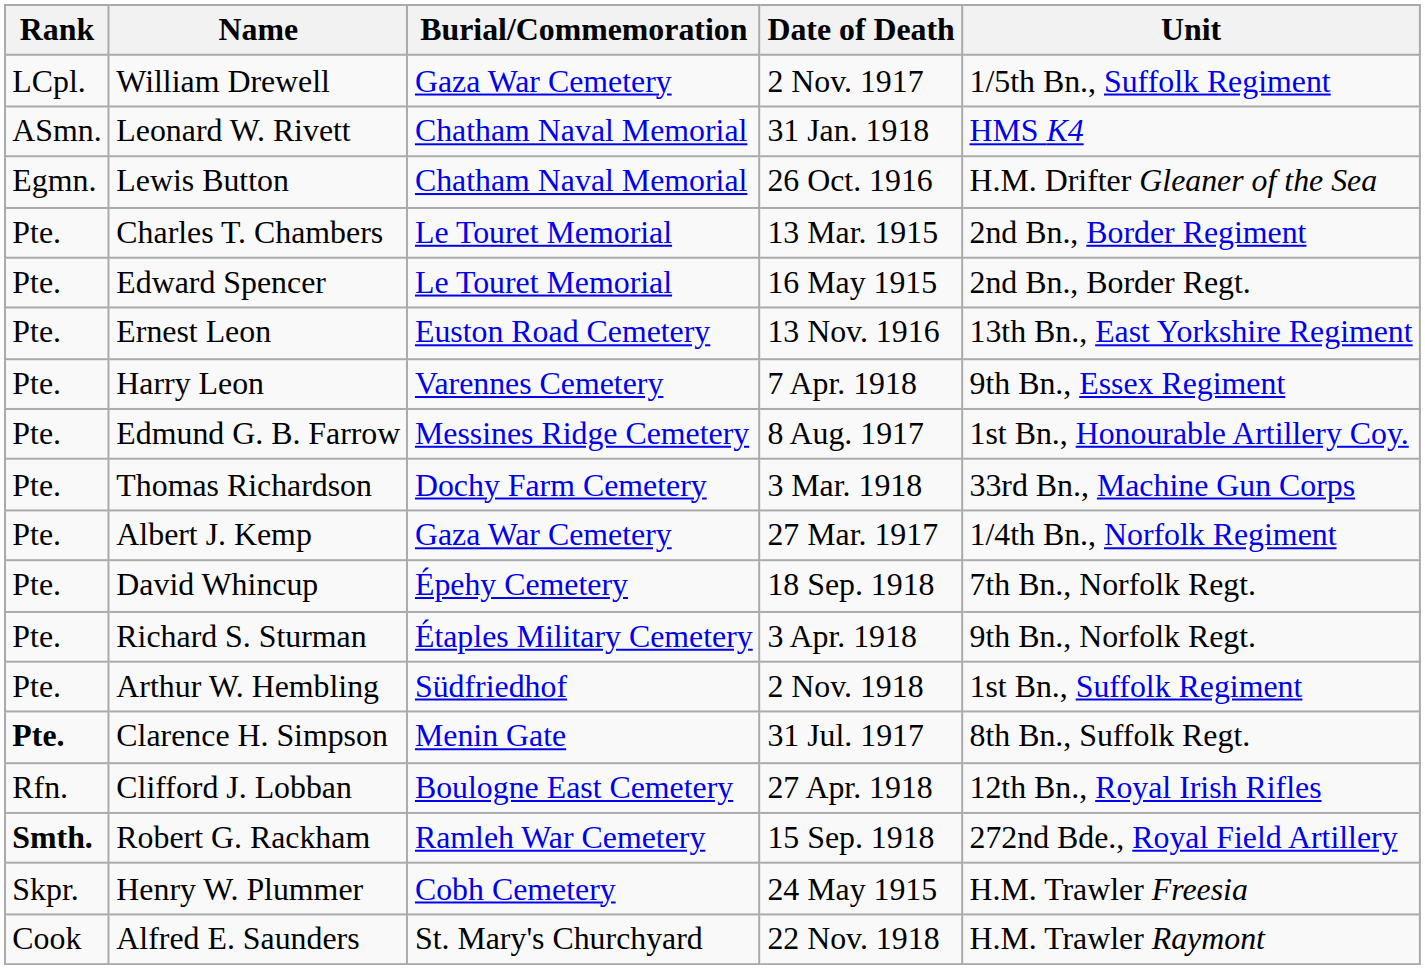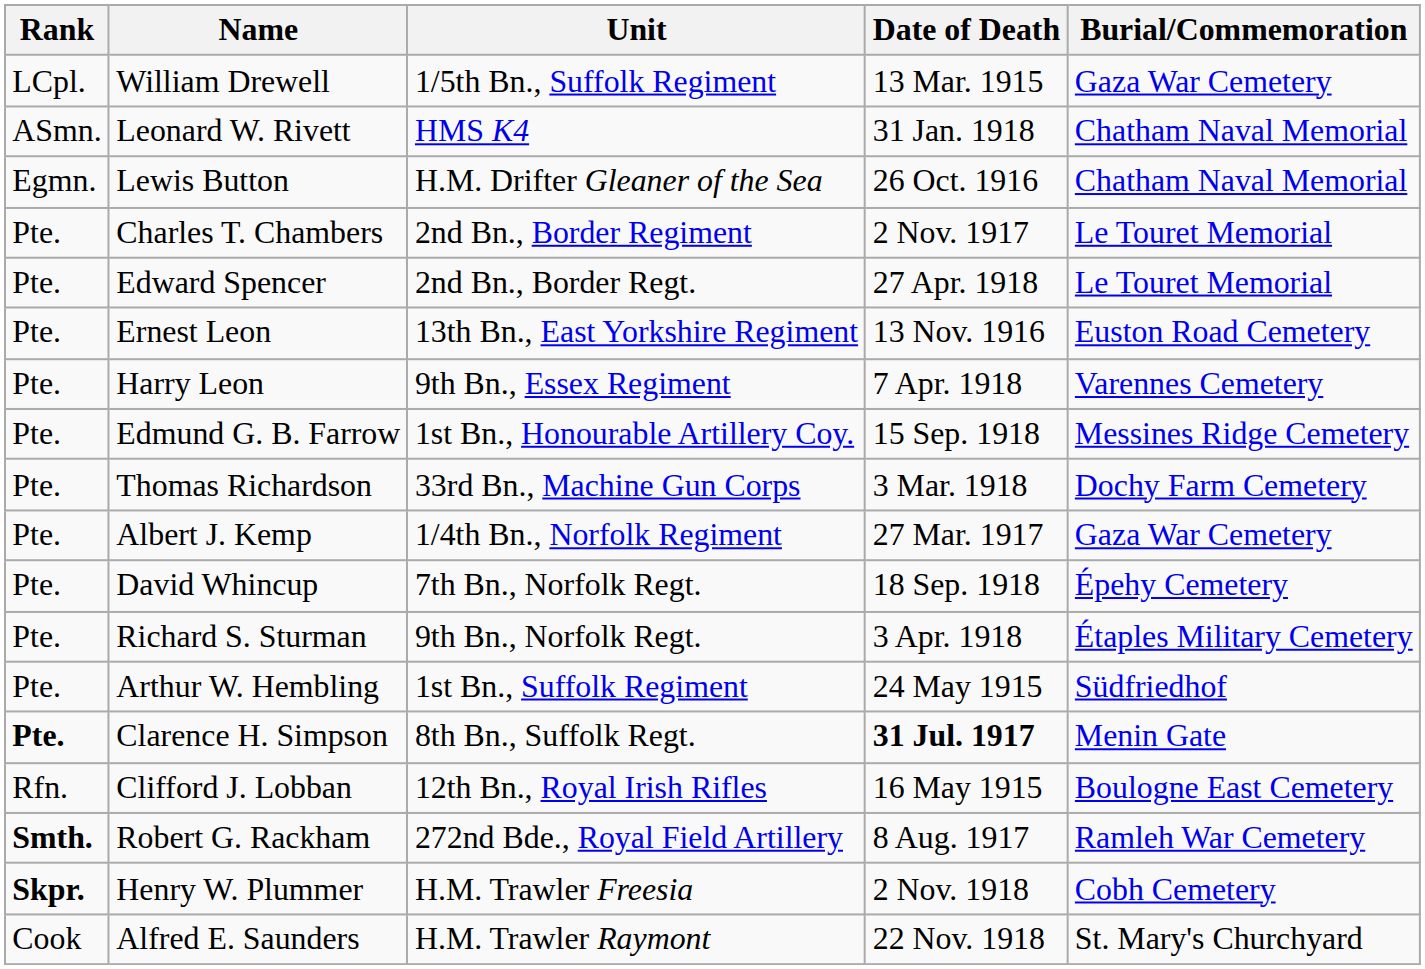columns swapped: (1191, 29) <-> (584, 29)
(846, 80) 2 Nov. 1917 -> (958, 80) 13 Mar. 1915
(853, 231) 13 Mar. 1915 -> (951, 231) 2 Nov. 1917
(852, 282) 16 May 1915 -> (955, 282) 27 Apr. 1918
(846, 433) 8 Aug. 1917 -> (956, 433) 15 Sep. 1918
(846, 686) 2 Nov. 1918 -> (958, 686) 24 May 1915
(846, 736) normal -> (954, 736) bold
(850, 787) 27 Apr. 1918 -> (958, 787) 16 May 1915
(851, 837) 15 Sep. 1918 -> (951, 837) 8 Aug. 1917
(46, 888) normal -> (48, 888) bold
(852, 888) 24 May 1915 -> (951, 888) 2 Nov. 1918
